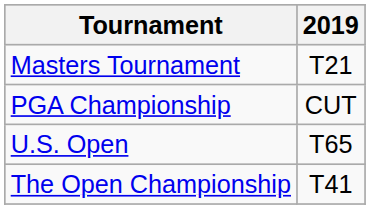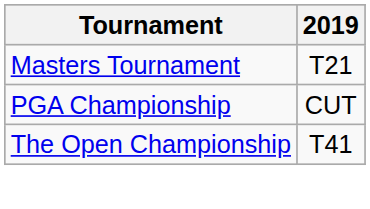- row: (70, 145)
